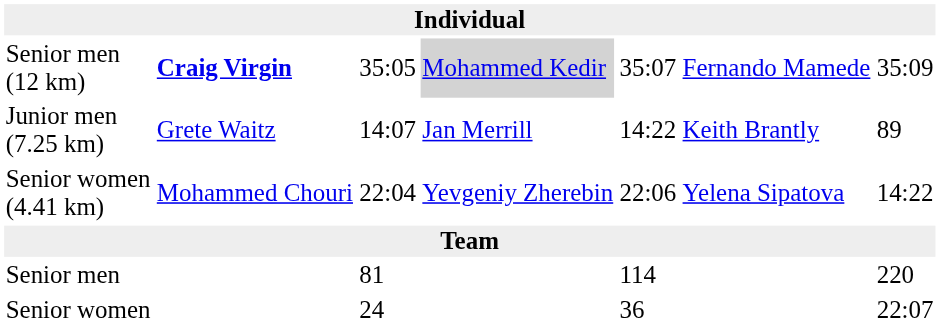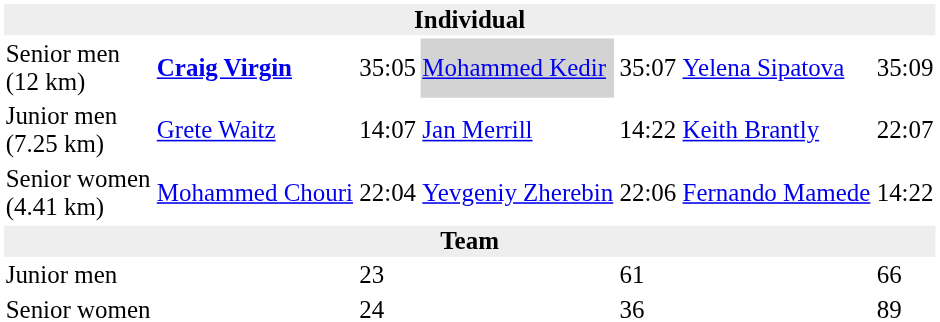(776, 67) Fernando Mamede -> (763, 67) Yelena Sipatova
(889, 130) 89 -> (905, 130) 22:07
(763, 192) Yelena Sipatova -> (776, 192) Fernando Mamede
- row: (63, 275)
+ row: (61, 275)
(905, 309) 22:07 -> (889, 309) 89
